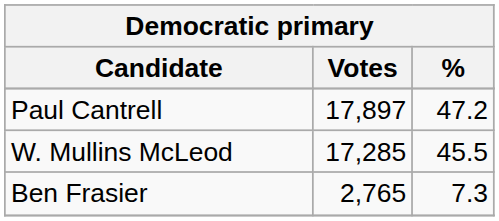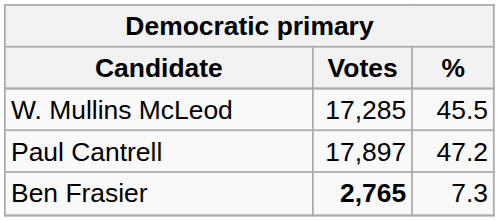rows swapped: (87, 110) <-> (122, 152)
(373, 194) normal -> (373, 194) bold
